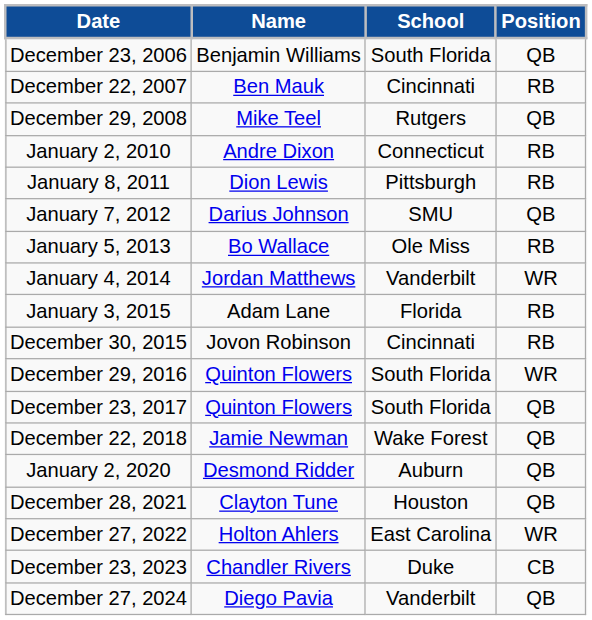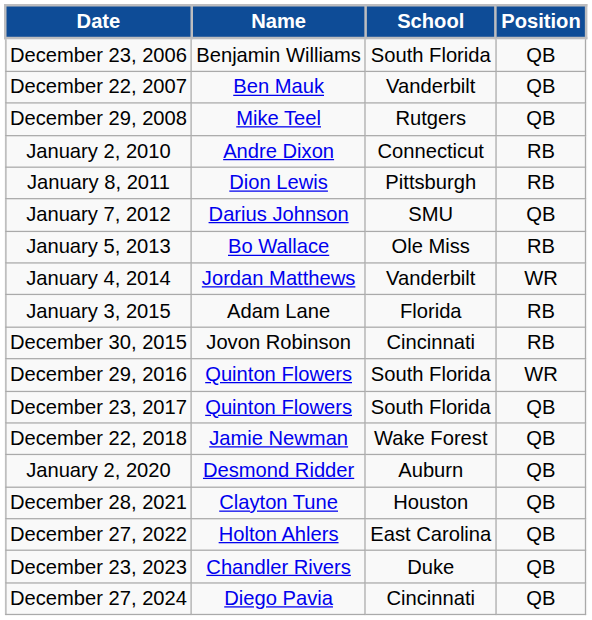(431, 86) Cincinnati -> (431, 86) Vanderbilt
(541, 86) RB -> (541, 86) QB
(541, 534) WR -> (541, 534) QB
(541, 566) CB -> (541, 566) QB
(431, 598) Vanderbilt -> (431, 598) Cincinnati
